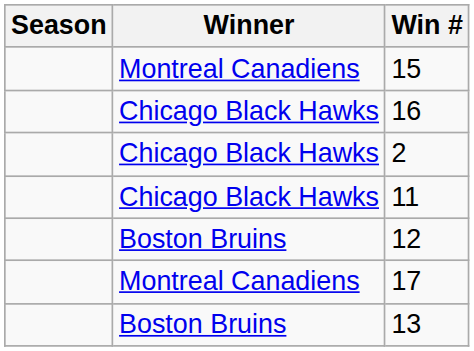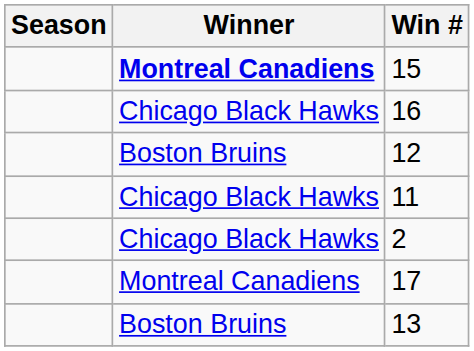(239, 68) normal -> (247, 68) bold
rows swapped: (399, 153) <-> (406, 238)
